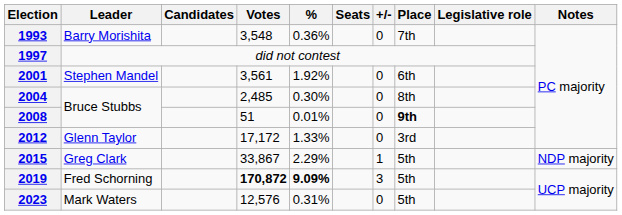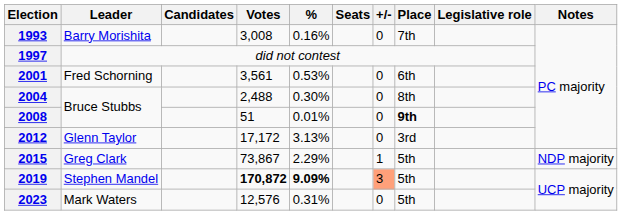(256, 35) 3,548 -> (256, 35) 3,008
(311, 35) 0.36% -> (311, 35) 0.16%
(111, 76) Stephen Mandel -> (108, 76) Fred Schorning
(311, 76) 1.92% -> (311, 76) 0.53%
(256, 96) 2,485 -> (256, 96) 2,488
(311, 138) 1.33% -> (311, 138) 3.13%
(260, 158) 33,867 -> (260, 158) 73,867
(108, 179) Fred Schorning -> (111, 179) Stephen Mandel
(380, 179) no background -> (380, 179) lightsalmon background
